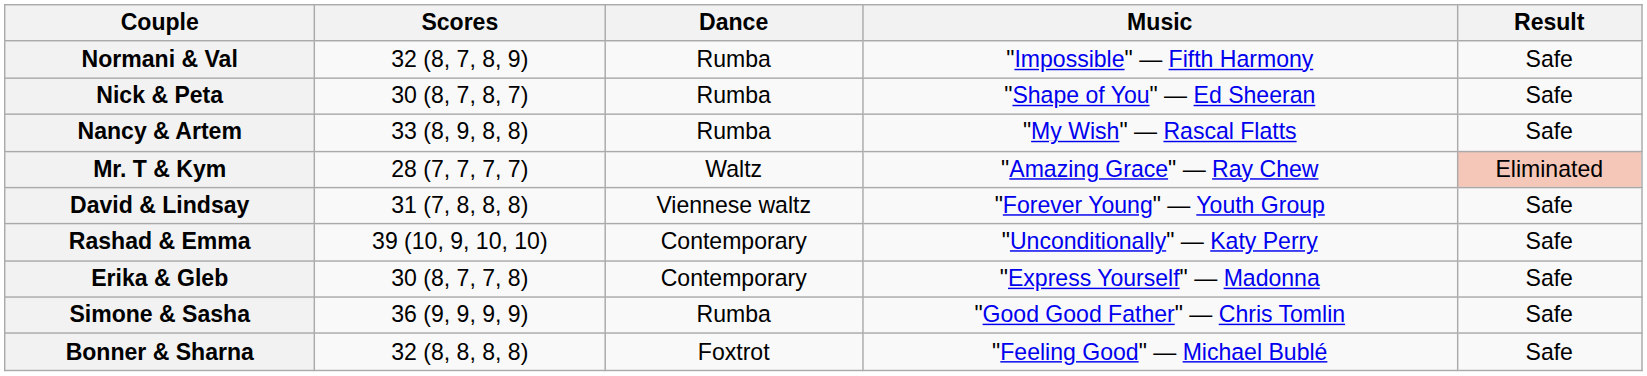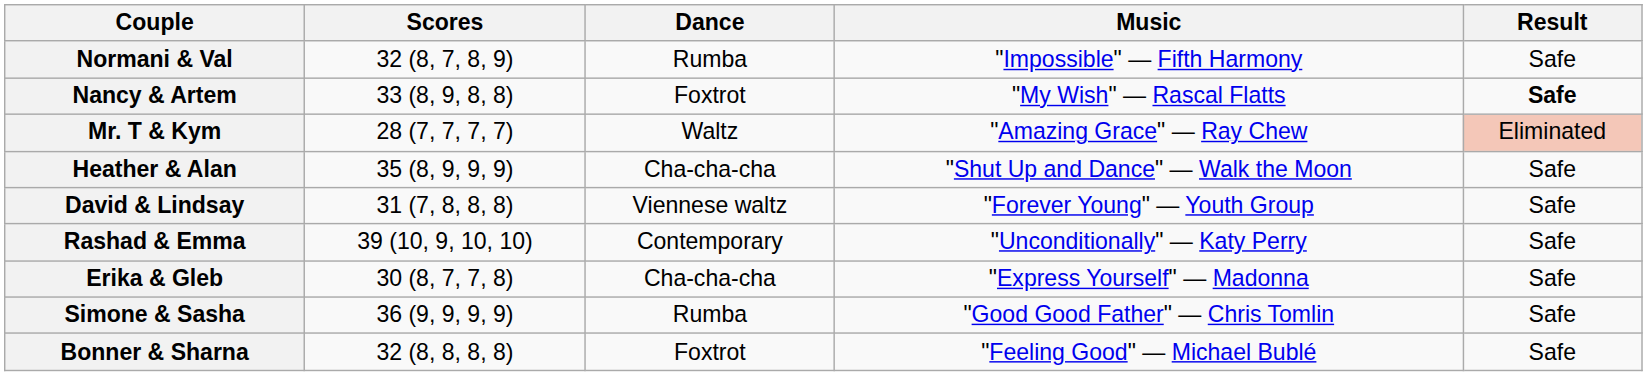- row: (160, 95)
(734, 132) Rumba -> (710, 95) Foxtrot
(1549, 132) normal -> (1552, 95) bold
+ row: (155, 168)
(734, 278) Contemporary -> (710, 278) Cha-cha-cha
